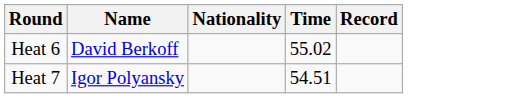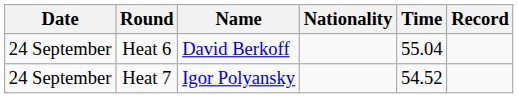+ column: (60, 19)
(311, 48) 55.02 -> (422, 48) 55.04
(311, 78) 54.51 -> (422, 78) 54.52
